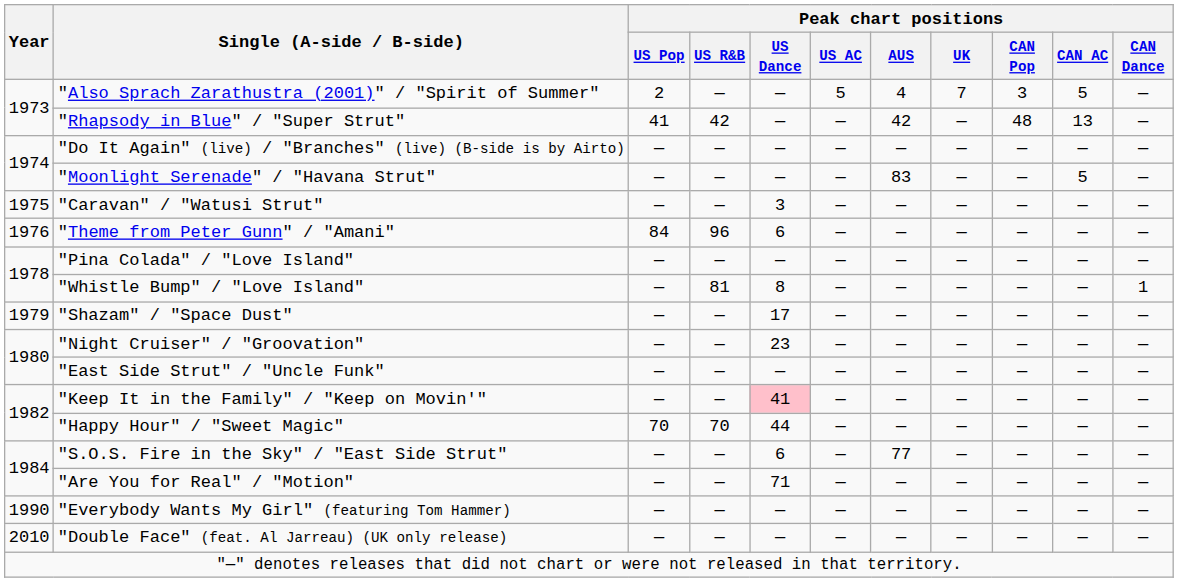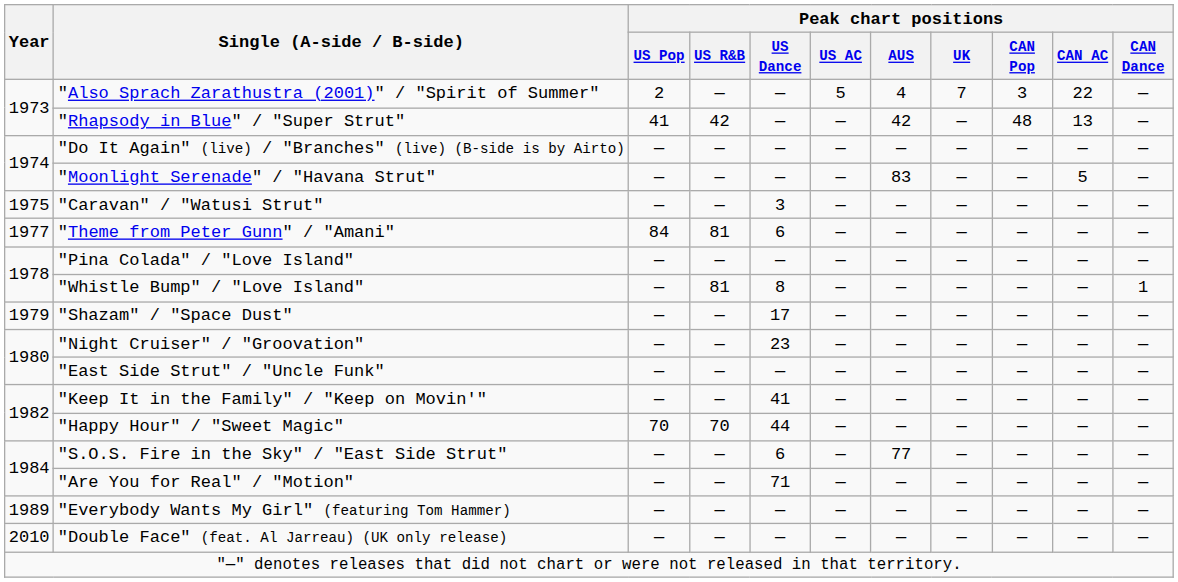(1083, 94) 5 -> (1083, 94) 22
(29, 232) 1976 -> (29, 232) 1977
(720, 232) 96 -> (720, 232) 81
(780, 399) pink background -> (780, 399) no background
(29, 510) 1990 -> (29, 510) 1989
